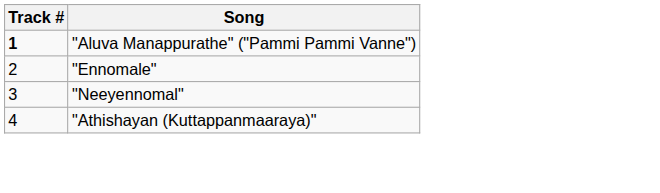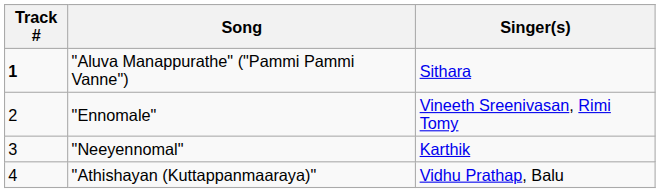+ column: (535, 27)
